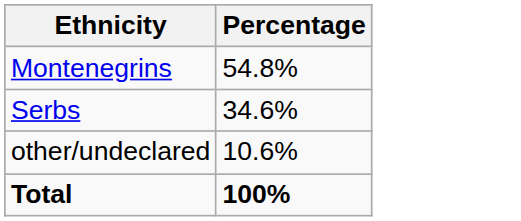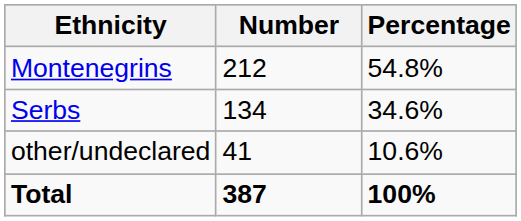+ column: (289, 25)
